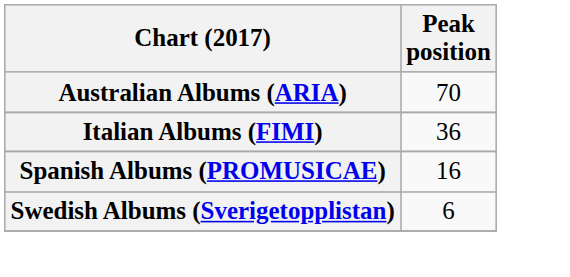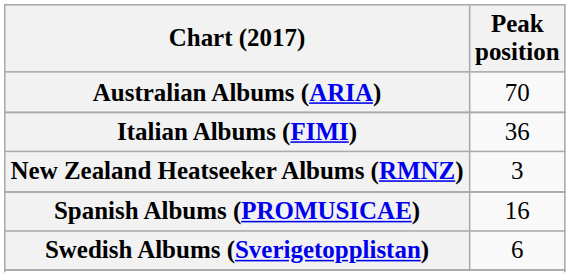+ row: (237, 171)
